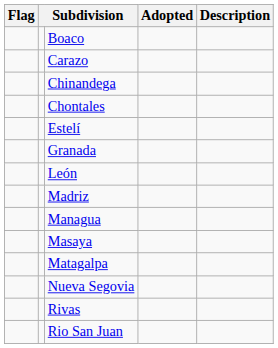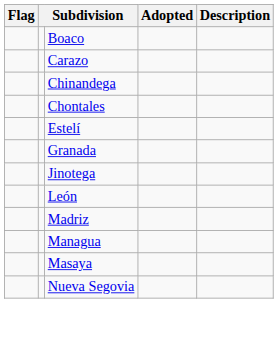+ row: (71, 173)
- row: (78, 264)
- row: (64, 309)
- row: (85, 331)
